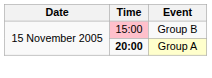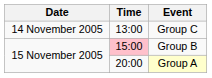+ row: (177, 30)
(129, 47) bold -> (129, 64) normal
